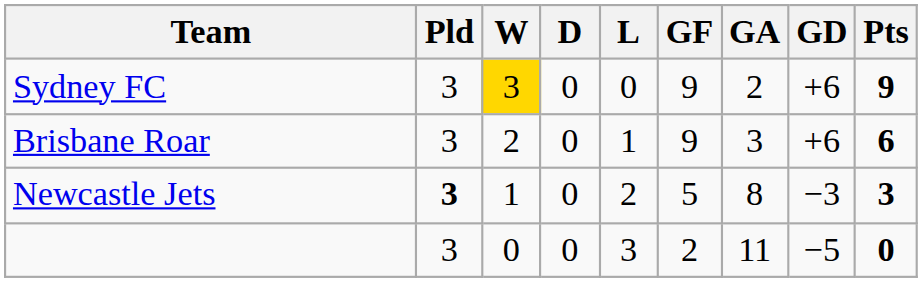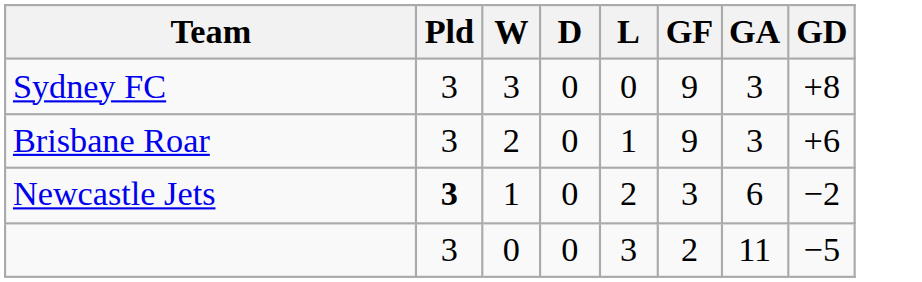- column: (886, 31)
(511, 85) gold background -> (511, 85) no background
(755, 85) 2 -> (755, 85) 3
(822, 85) +6 -> (822, 85) +8
(689, 194) 5 -> (689, 194) 3
(755, 194) 8 -> (755, 194) 6
(822, 194) −3 -> (822, 194) −2
